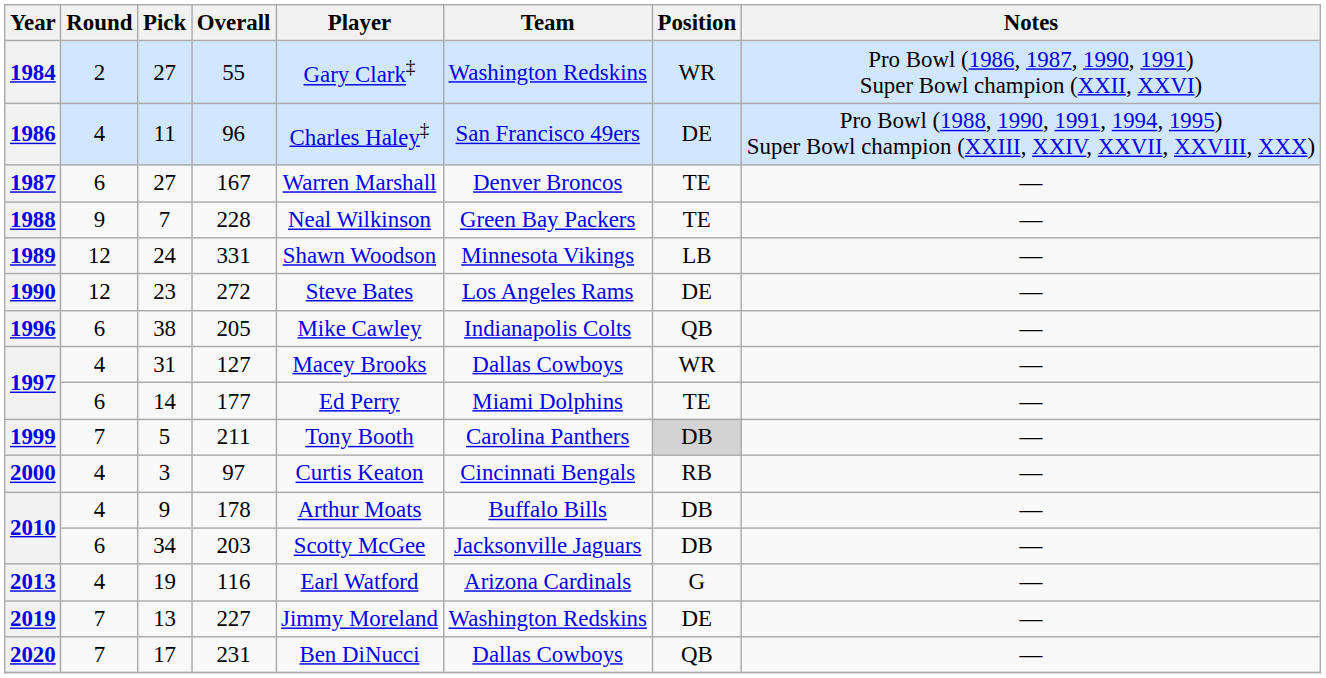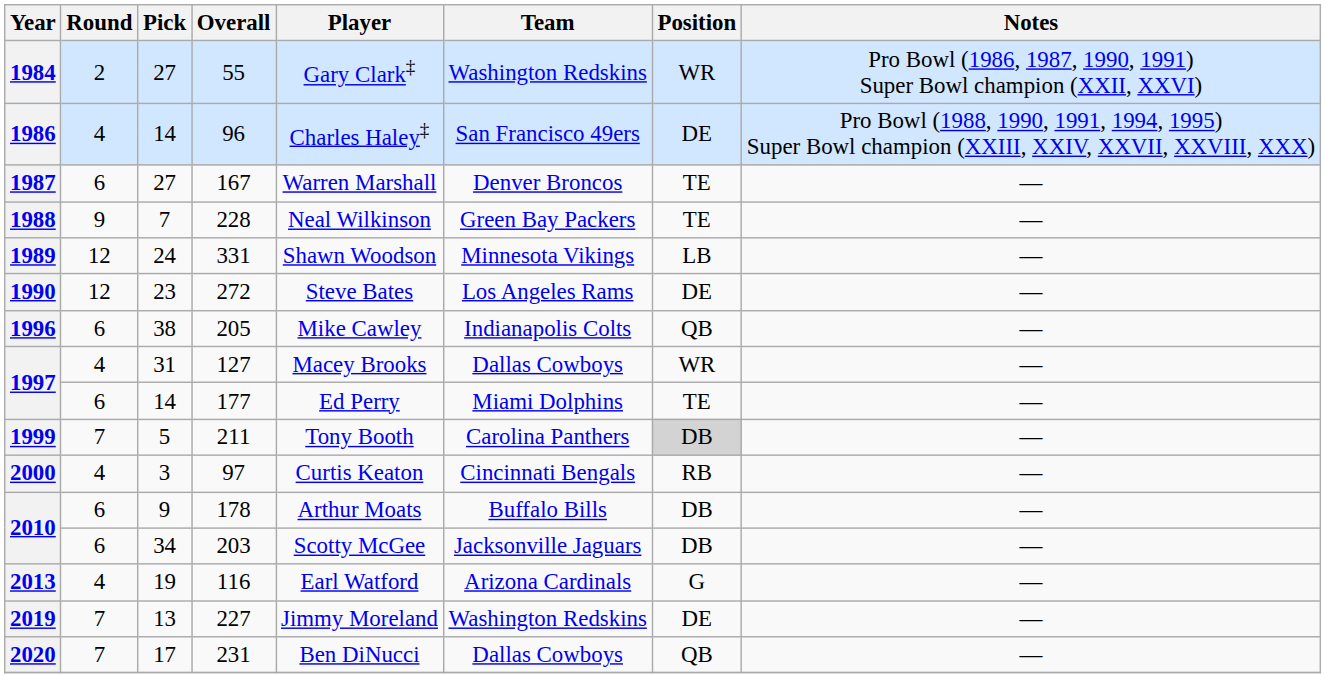(165, 133) 11 -> (165, 133) 14
(99, 509) 4 -> (99, 509) 6
